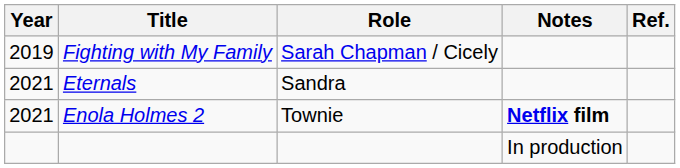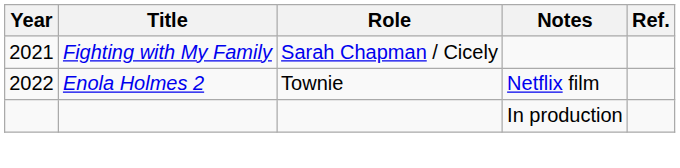(31, 52) 2019 -> (31, 52) 2021
- row: (100, 83)
(31, 115) 2021 -> (31, 83) 2022
(558, 115) bold -> (553, 83) normal
